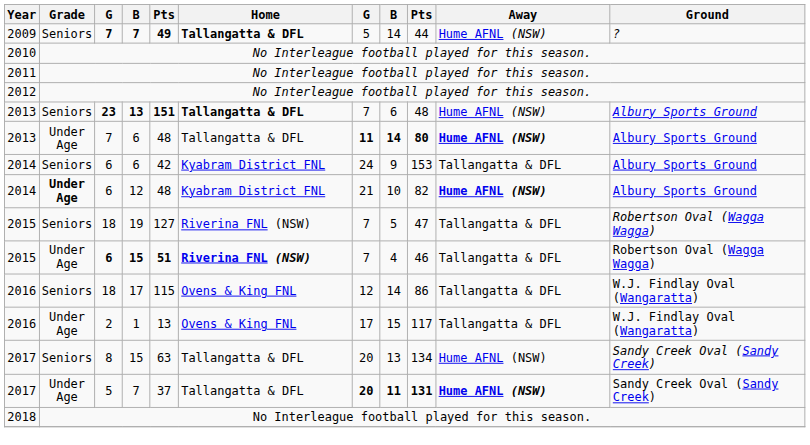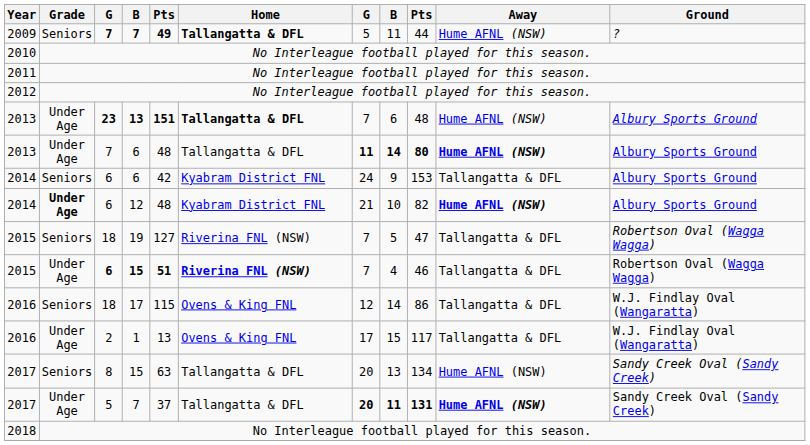(394, 34) 14 -> (394, 34) 11
(67, 112) Seniors -> (67, 119) Under Age
